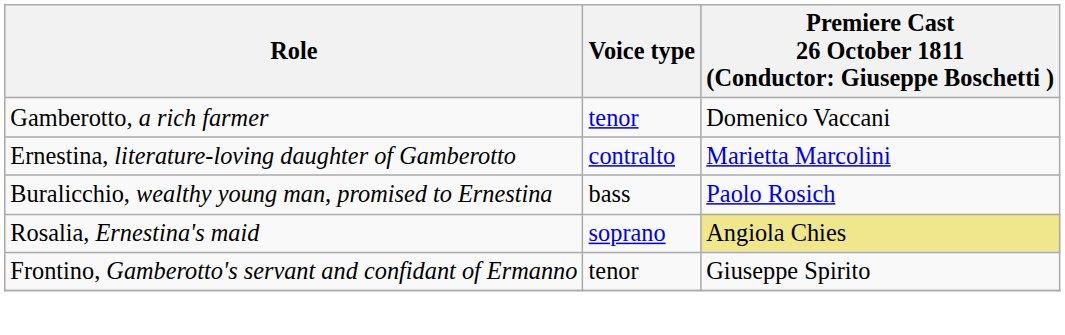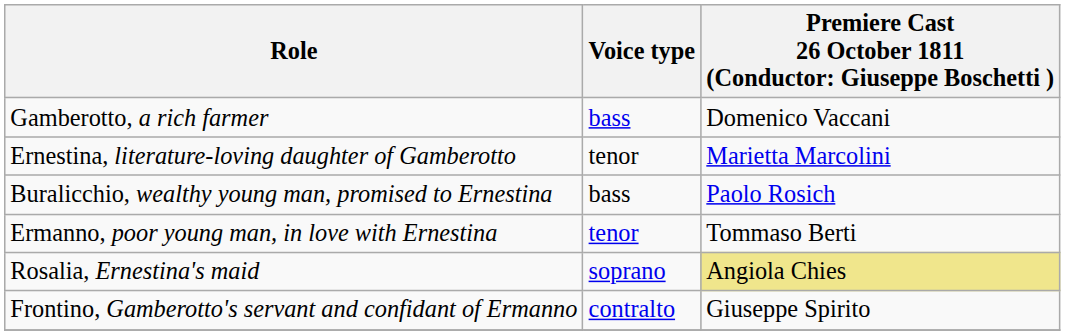(614, 117) tenor -> (610, 117) bass
(632, 155) contralto -> (614, 155) tenor
+ row: (254, 232)
(614, 271) tenor -> (632, 309) contralto
